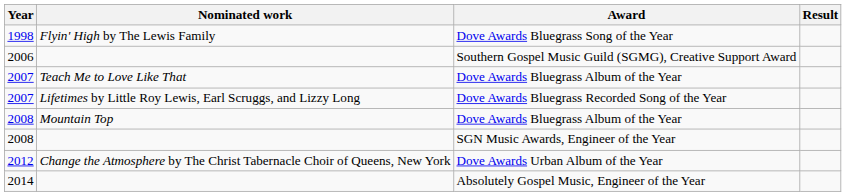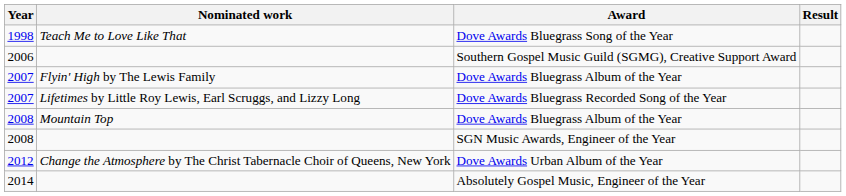(128, 35) Flyin' High by The Lewis Family -> (113, 35) Teach Me to Love Like That
(113, 77) Teach Me to Love Like That -> (128, 77) Flyin' High by The Lewis Family
